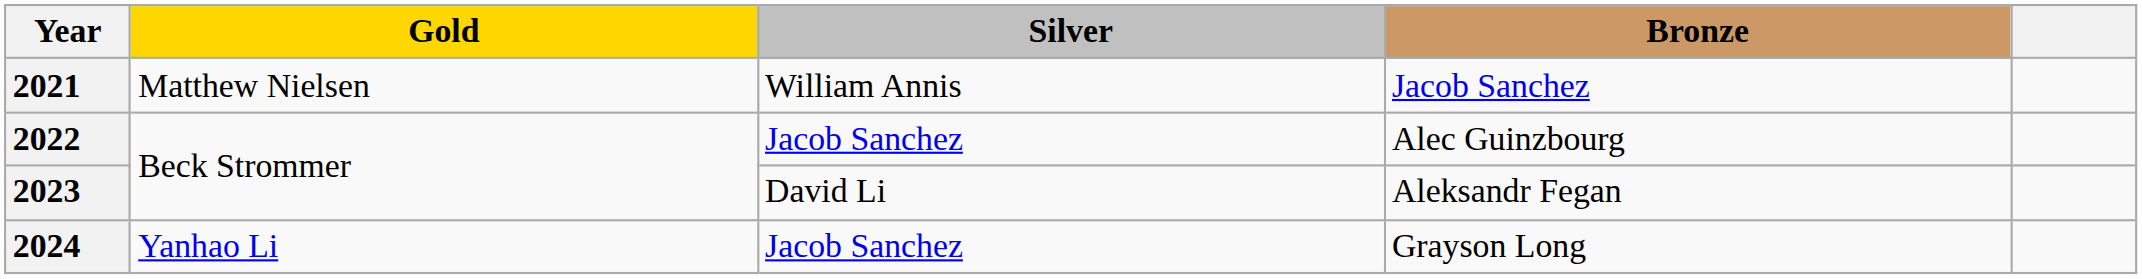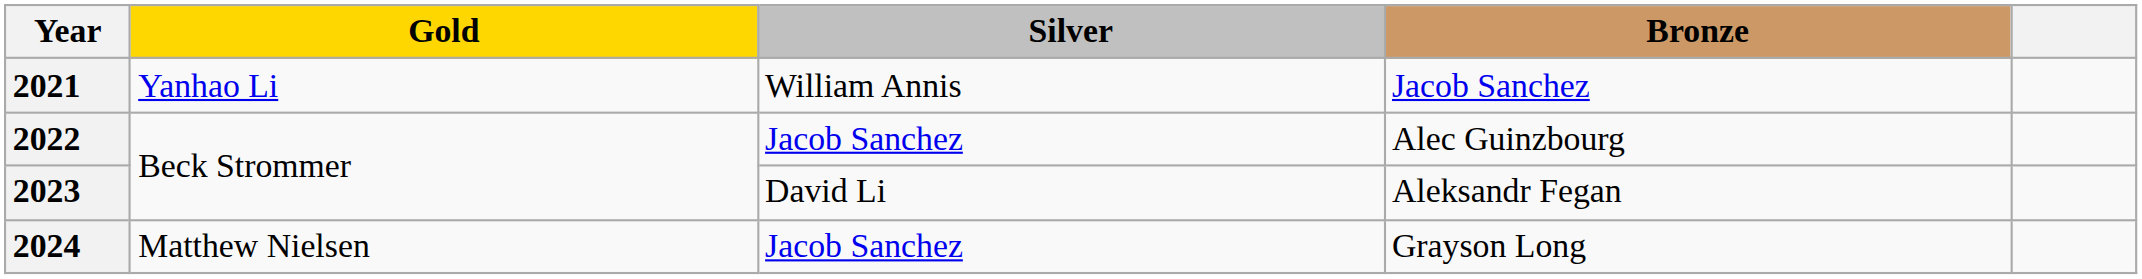(254, 84) Matthew Nielsen -> (208, 84) Yanhao Li
(208, 245) Yanhao Li -> (254, 245) Matthew Nielsen
